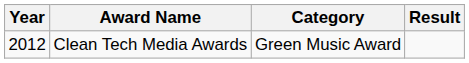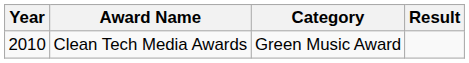(27, 44) 2012 -> (27, 44) 2010
